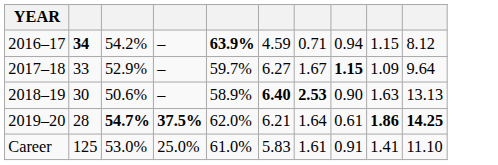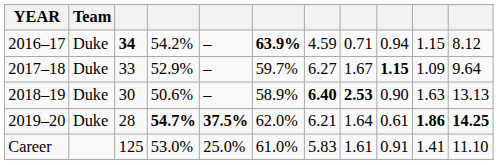+ column: (92, 17)
